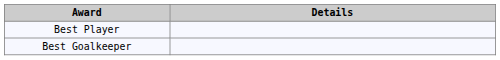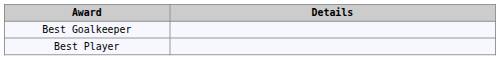rows swapped: (87, 30) <-> (87, 46)
